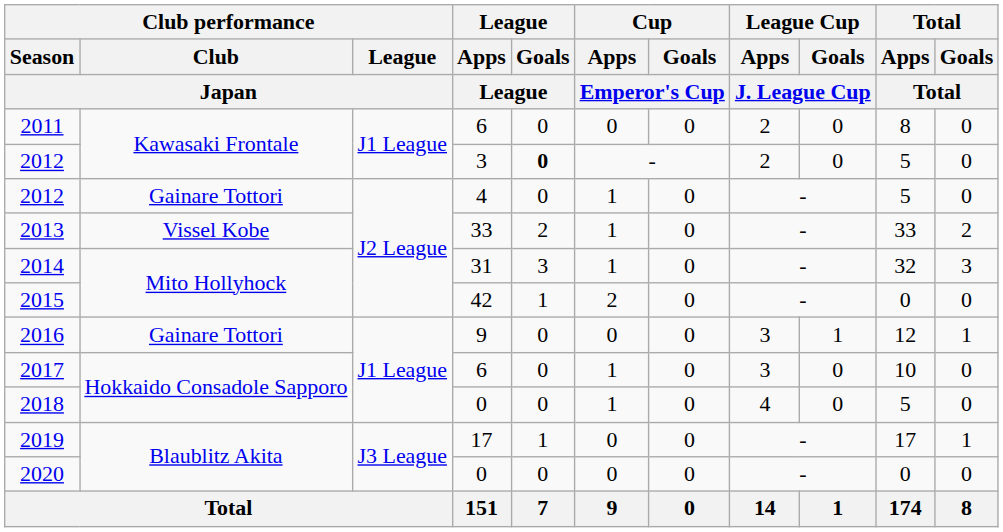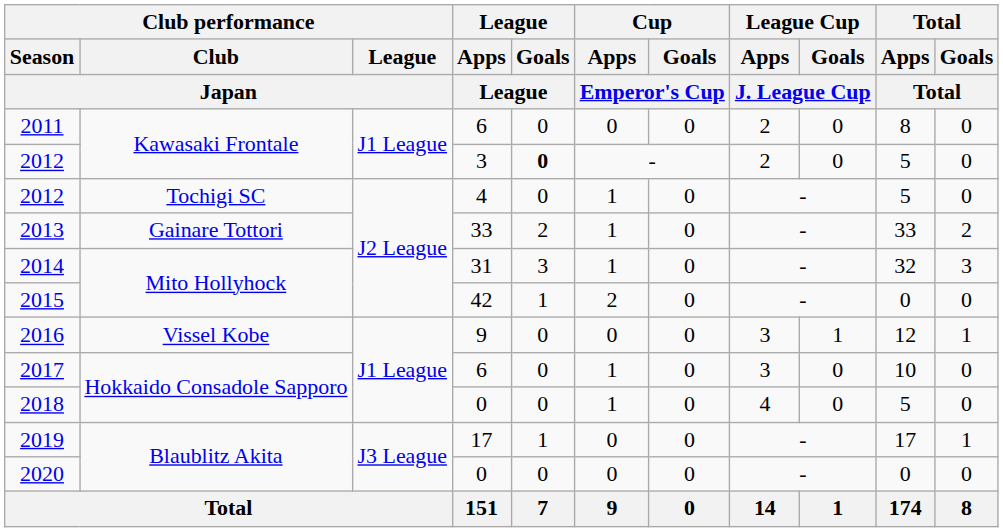(216, 195) Gainare Tottori -> (216, 195) Tochigi SC
(216, 230) Vissel Kobe -> (216, 230) Gainare Tottori
(216, 334) Gainare Tottori -> (216, 334) Vissel Kobe
